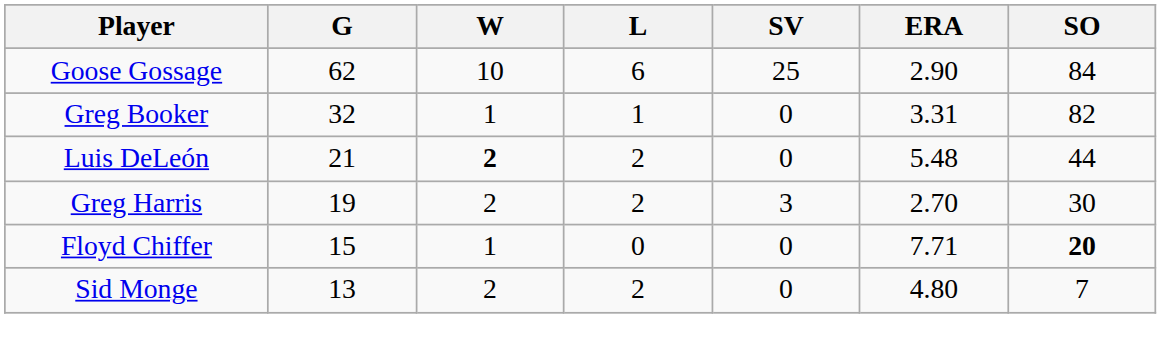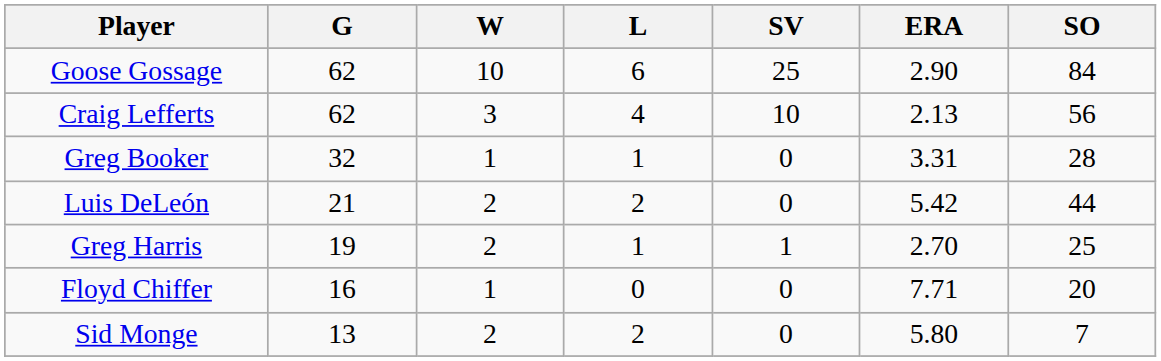+ row: (136, 114)
(1082, 114) 82 -> (1082, 158) 28
(490, 158) bold -> (490, 202) normal
(934, 158) 5.48 -> (934, 202) 5.42
(638, 202) 2 -> (638, 245) 1
(786, 202) 3 -> (786, 245) 1
(1082, 202) 30 -> (1082, 245) 25
(342, 245) 15 -> (342, 289) 16
(1082, 245) bold -> (1082, 289) normal
(934, 289) 4.80 -> (934, 333) 5.80
